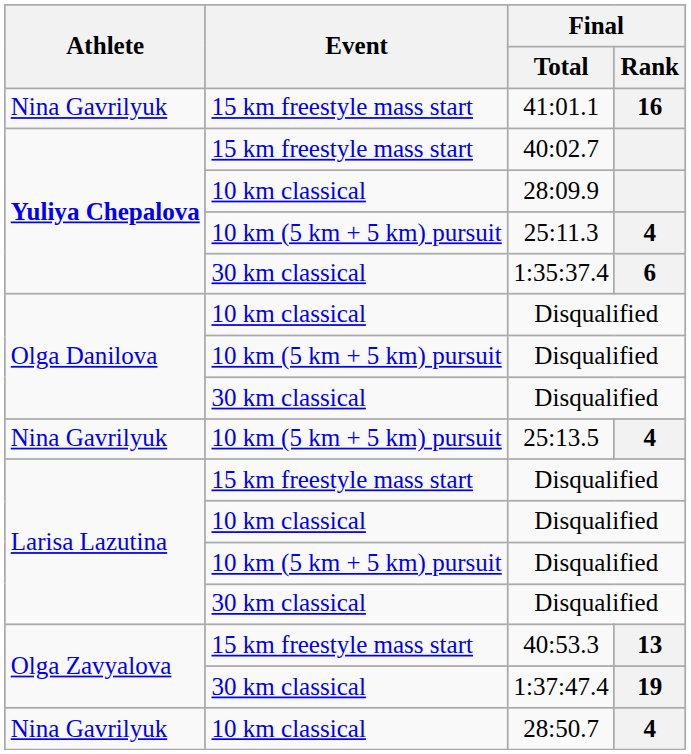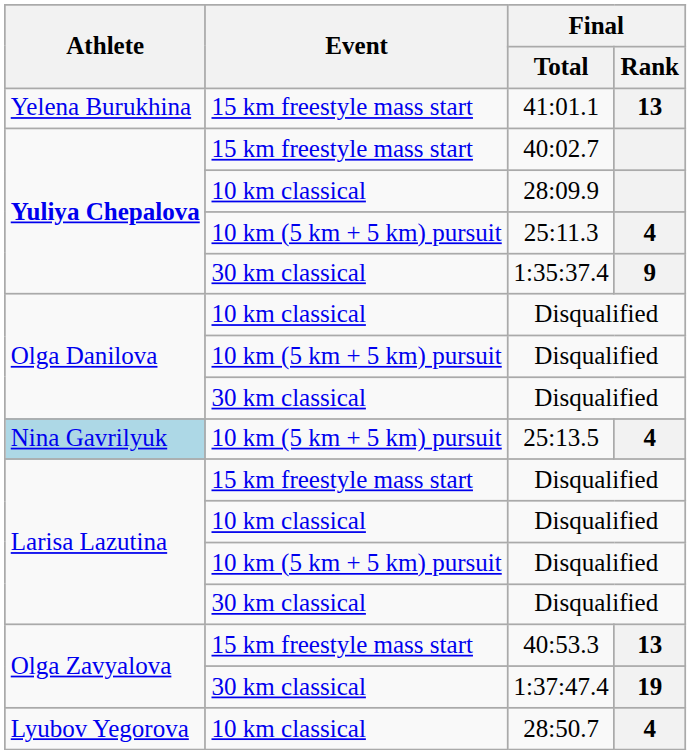(89, 108) Nina Gavrilyuk -> (101, 108) Yelena Burukhina
(650, 108) 16 -> (650, 108) 13
(650, 273) 6 -> (650, 273) 9
(89, 438) no background -> (89, 438) lightblue background
(89, 728) Nina Gavrilyuk -> (100, 728) Lyubov Yegorova
